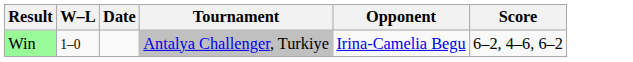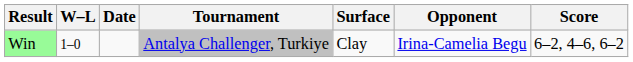+ column: (363, 17)
